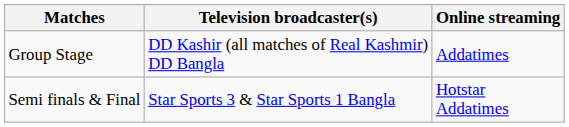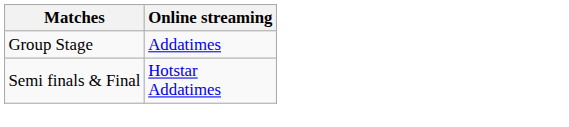- column: (288, 17)
